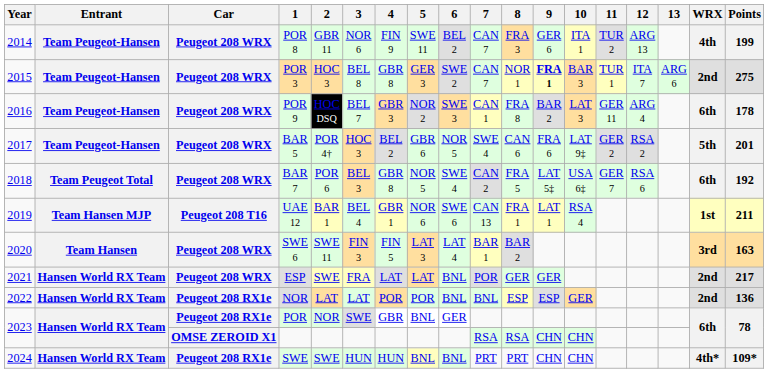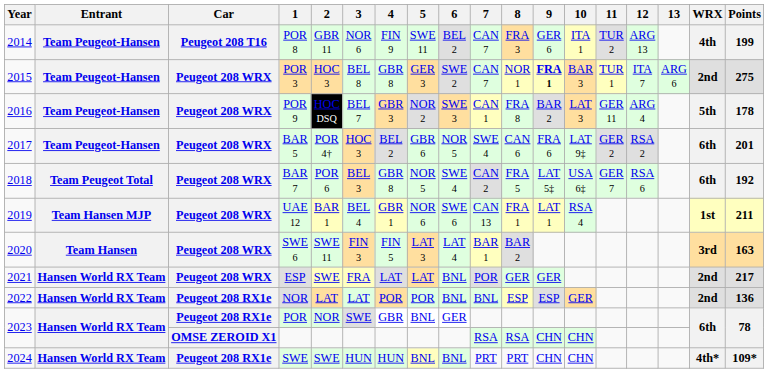(224, 42) Peugeot 208 WRX -> (224, 42) Peugeot 208 T16
(708, 111) 6th -> (708, 111) 5th
(708, 146) 5th -> (708, 146) 6th
(224, 215) Peugeot 208 T16 -> (224, 215) Peugeot 208 WRX
